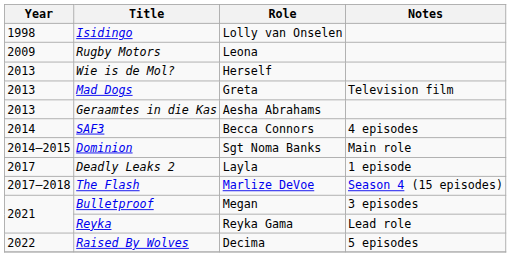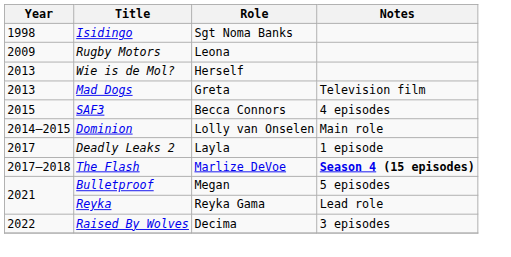(283, 33) Lolly van Onselen -> (244, 33) Sgt Noma Banks
- row: (147, 109)
(21, 128) 2014 -> (21, 109) 2015
(272, 147) Sgt Noma Banks -> (254, 128) Lolly van Onselen
(425, 186) normal -> (397, 167) bold
(383, 205) 3 episodes -> (355, 186) 5 episodes
(383, 243) 5 episodes -> (355, 224) 3 episodes
